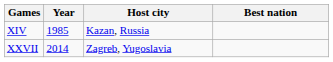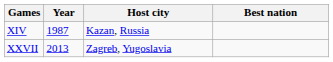(58, 30) 1985 -> (58, 30) 1987
(58, 48) 2014 -> (58, 48) 2013
